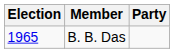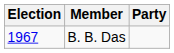(23, 37) 1965 -> (23, 37) 1967
